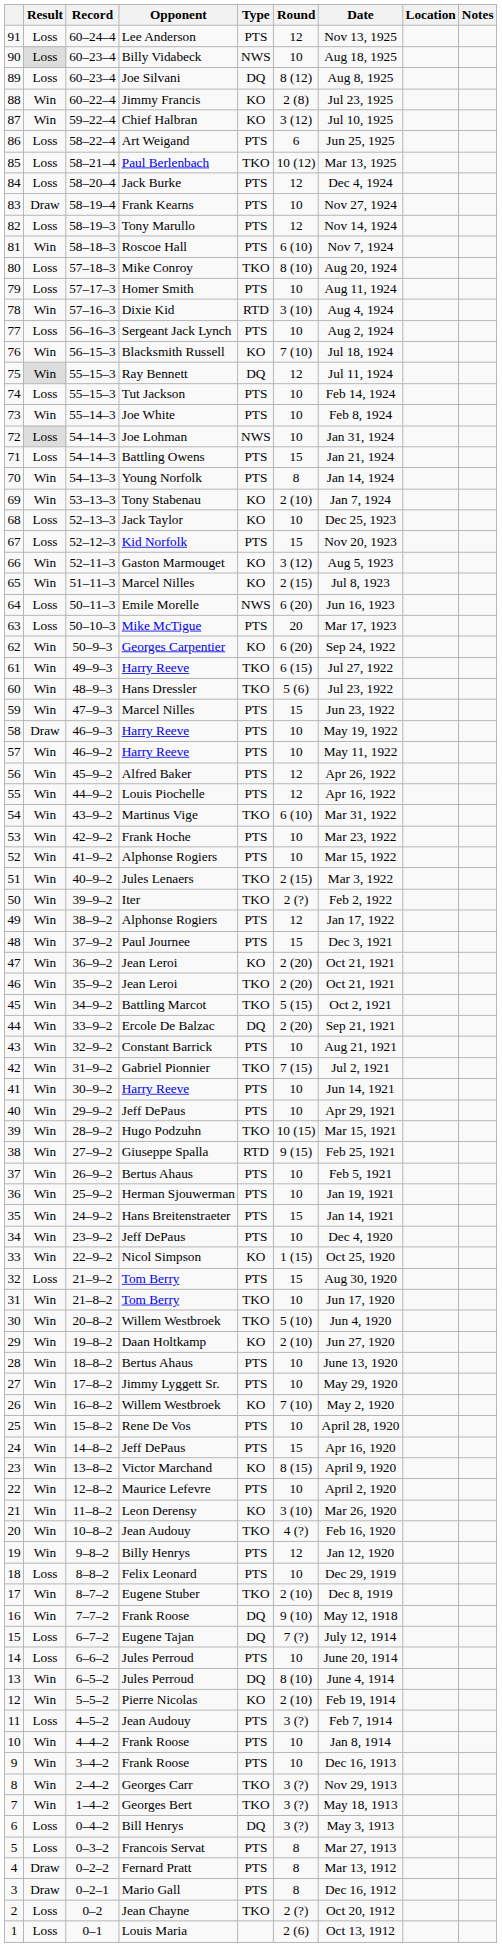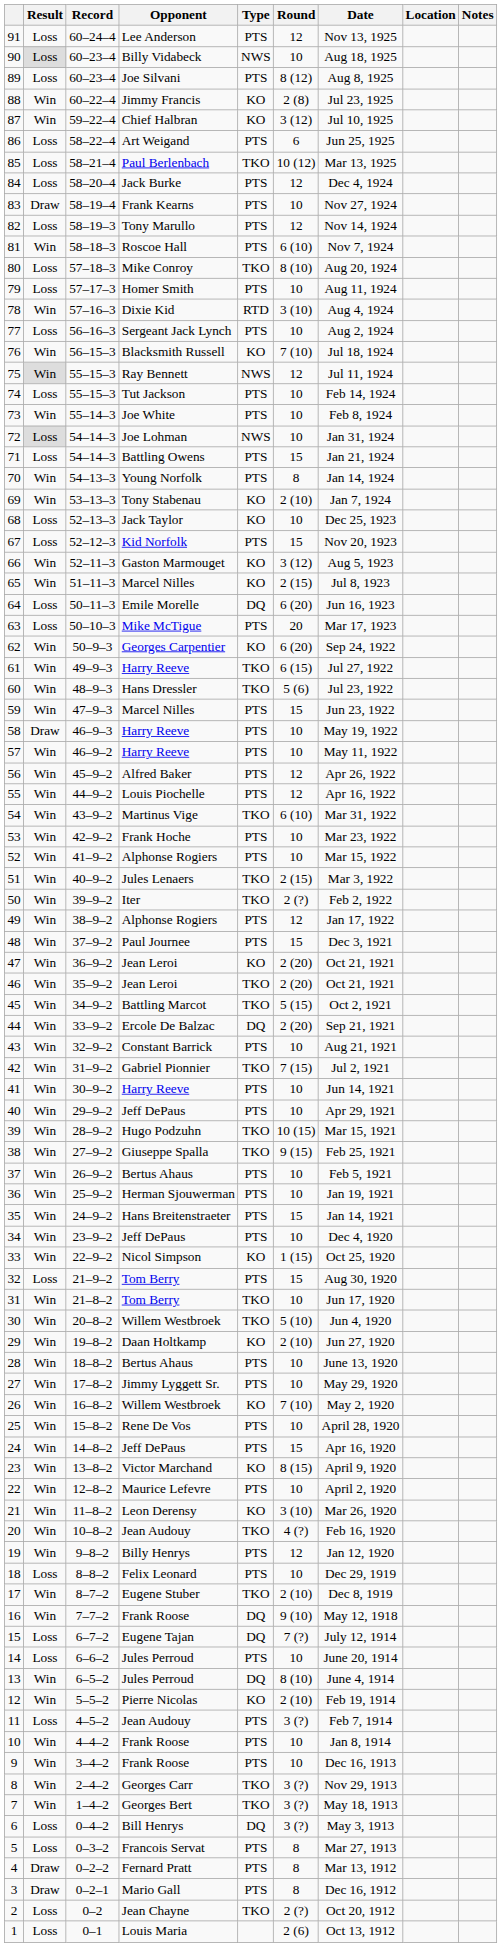(256, 78) DQ -> (256, 78) PTS
(256, 373) DQ -> (256, 373) NWS
(256, 604) NWS -> (256, 604) DQ
(256, 1152) RTD -> (256, 1152) TKO
